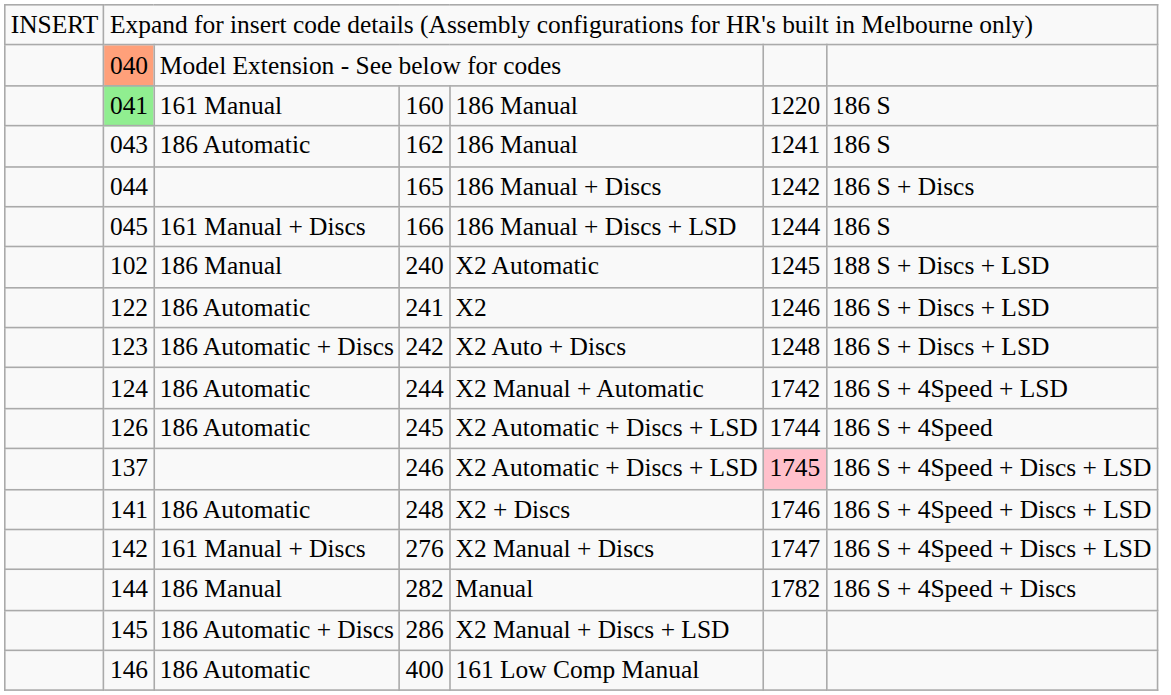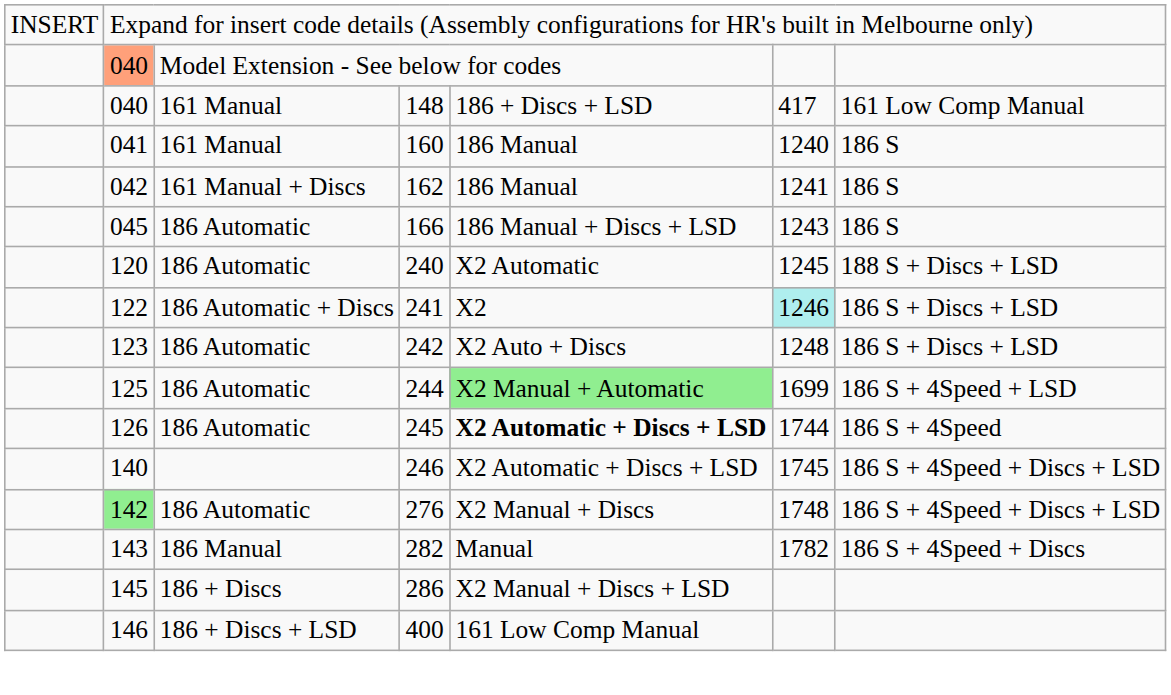+ row: (425, 105)
(129, 105) lightgreen background -> (129, 145) no background
(795, 105) 1220 -> (804, 145) 1240
(129, 145) 043 -> (129, 186) 042
(235, 145) 186 Automatic -> (263, 186) 161 Manual + Discs
- row: (425, 186)
(263, 226) 161 Manual + Discs -> (235, 226) 186 Automatic
(795, 226) 1244 -> (804, 226) 1243
(129, 266) 102 -> (129, 266) 120
(221, 266) 186 Manual -> (235, 266) 186 Automatic
(235, 307) 186 Automatic -> (277, 307) 186 Automatic + Discs
(795, 307) no background -> (804, 307) paleturquoise background
(277, 347) 186 Automatic + Discs -> (235, 347) 186 Automatic
(129, 387) 124 -> (129, 387) 125
(580, 387) no background -> (580, 387) lightgreen background
(795, 387) 1742 -> (804, 387) 1699
(607, 428) normal -> (611, 428) bold
(129, 468) 137 -> (129, 468) 140
(795, 468) pink background -> (804, 468) no background
- row: (425, 508)
(129, 549) no background -> (129, 508) lightgreen background
(263, 549) 161 Manual + Discs -> (235, 508) 186 Automatic
(795, 549) 1747 -> (804, 508) 1748
(129, 589) 144 -> (129, 549) 143
(277, 629) 186 Automatic + Discs -> (221, 589) 186 + Discs
(235, 670) 186 Automatic -> (258, 629) 186 + Discs + LSD
